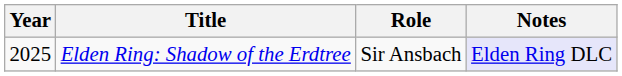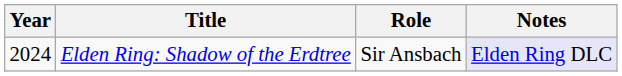(30, 53) 2025 -> (30, 53) 2024
